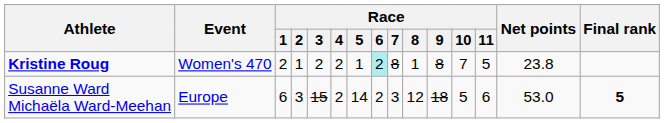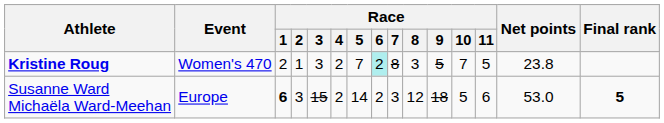(319, 64) 2 -> (319, 64) 3
(359, 64) 1 -> (359, 64) 7
(415, 64) 1 -> (415, 64) 3
(440, 64) 8 -> (440, 64) 5
(283, 97) normal -> (283, 97) bold
